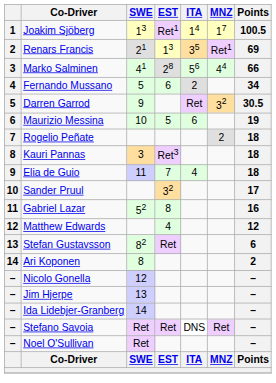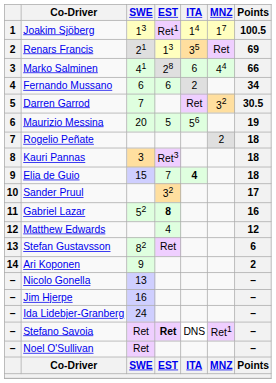(221, 49) Ret1 -> (221, 49) Ret
(194, 68) 56 -> (194, 68) 6
(141, 85) 5 -> (141, 85) 6
(141, 103) 9 -> (141, 103) 7
(141, 121) 10 -> (141, 122) 20
(194, 121) 6 -> (194, 122) 56
(141, 172) 11 -> (141, 175) 15
(194, 172) normal -> (194, 175) bold
(168, 209) normal -> (168, 211) bold
(141, 262) 8 -> (141, 264) 9
(141, 278) 12 -> (141, 281) 13
(141, 294) 13 -> (141, 297) 16
(141, 311) 14 -> (141, 313) 24
(168, 327) normal -> (168, 331) bold
(221, 327) Ret -> (221, 331) Ret1
